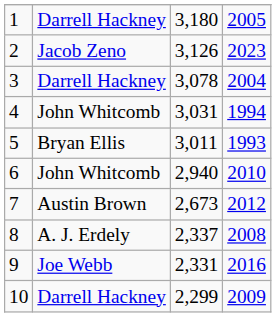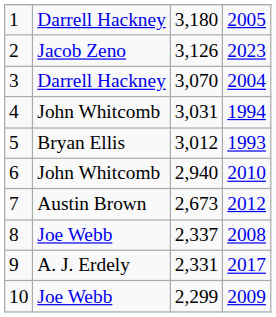(197, 81) 3,078 -> (197, 81) 3,070
(196, 142) 3,011 -> (197, 142) 3,012
(84, 234) A. J. Erdely -> (75, 234) Joe Webb
(75, 265) Joe Webb -> (84, 265) A. J. Erdely
(247, 265) 2016 -> (247, 265) 2017
(102, 296) Darrell Hackney -> (75, 296) Joe Webb
